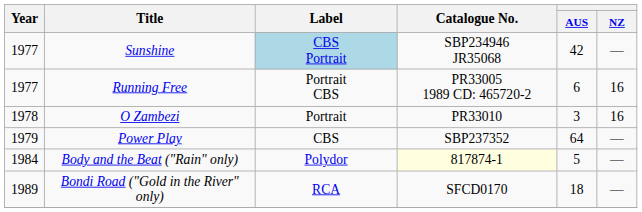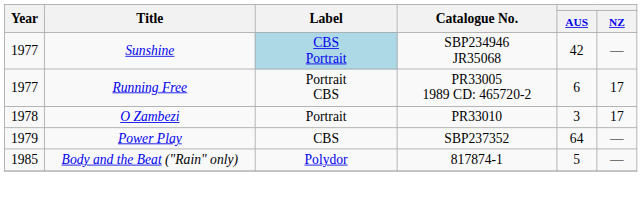(617, 87) 16 -> (617, 87) 17
(617, 116) 16 -> (617, 116) 17
(25, 159) 1984 -> (25, 159) 1985
(477, 159) lightyellow background -> (477, 159) no background
- row: (150, 189)
